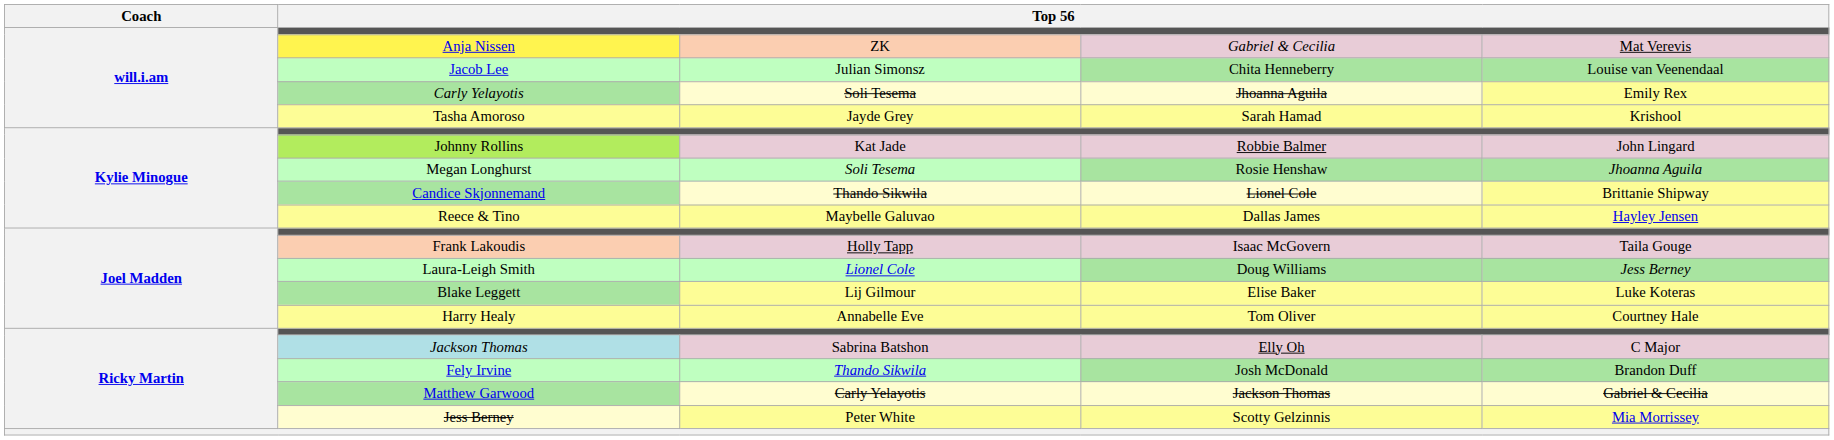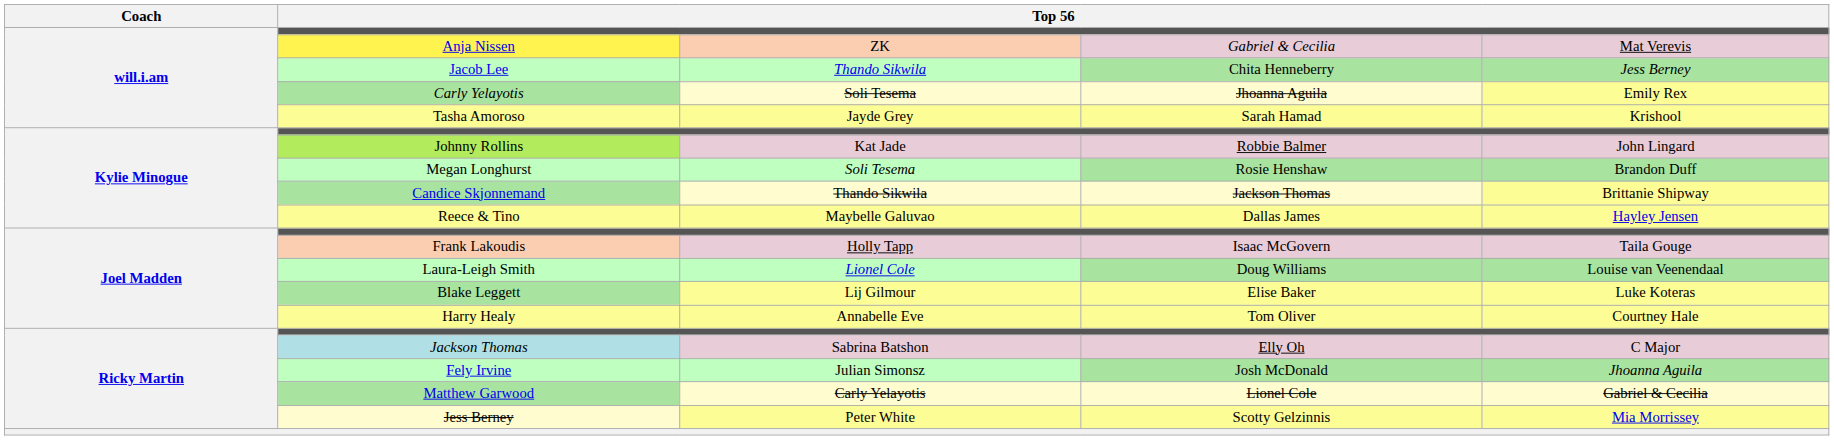(880, 69) Julian Simonsz -> (880, 69) Thando Sikwila
(1655, 69) Louise van Veenendaal -> (1655, 69) Jess Berney
(1655, 169) Jhoanna Aguila -> (1655, 169) Brandon Duff
(1281, 193) Lionel Cole -> (1281, 193) Jackson Thomas
(1655, 269) Jess Berney -> (1655, 269) Louise van Veenendaal
(880, 370) Thando Sikwila -> (880, 370) Julian Simonsz
(1655, 370) Brandon Duff -> (1655, 370) Jhoanna Aguila
(1281, 393) Jackson Thomas -> (1281, 393) Lionel Cole
